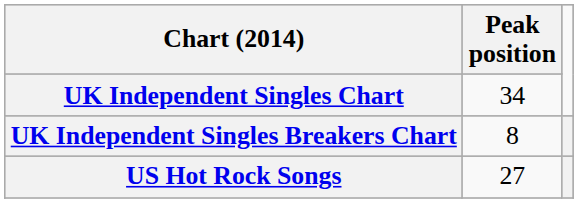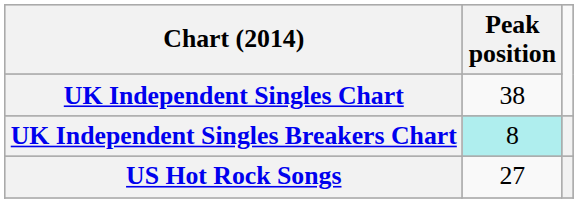(512, 94) 34 -> (512, 94) 38
(512, 135) no background -> (512, 135) paleturquoise background
